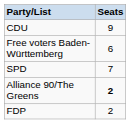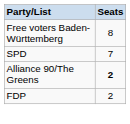- row: (17, 27)
(110, 48) 6 -> (110, 33) 8
